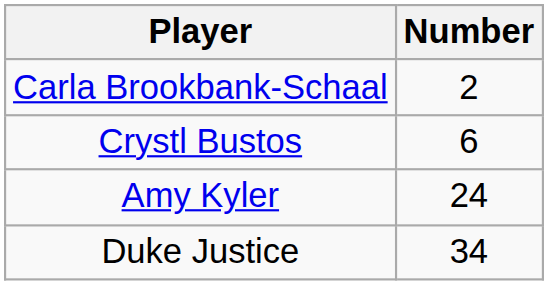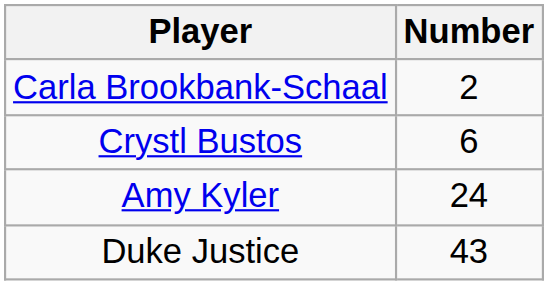(469, 251) 34 -> (469, 251) 43
